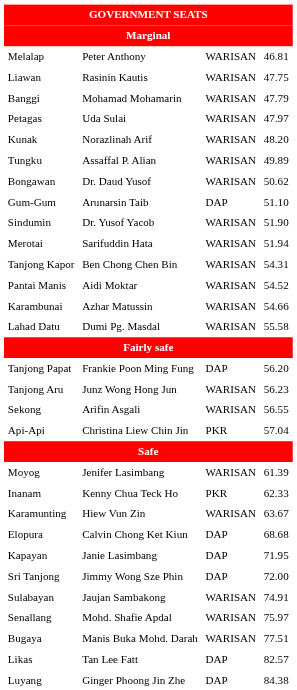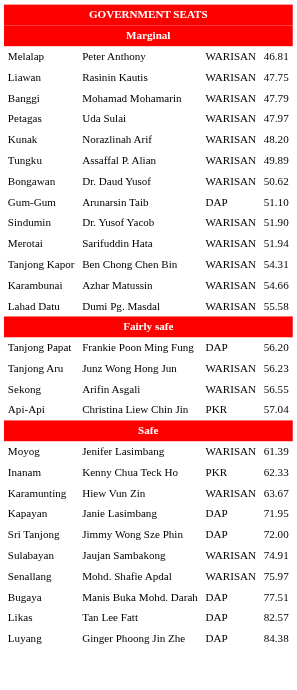- row: (37, 285)
- row: (25, 534)
(231, 638) WARISAN -> (217, 597) DAP
